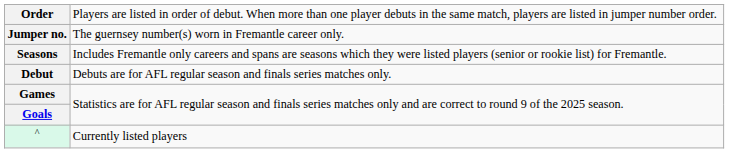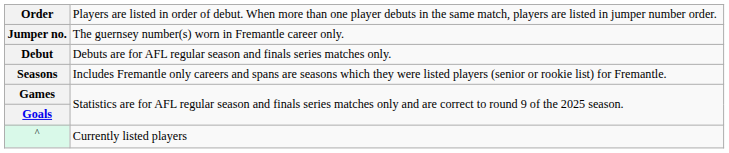rows swapped: (37, 74) <-> (37, 54)
